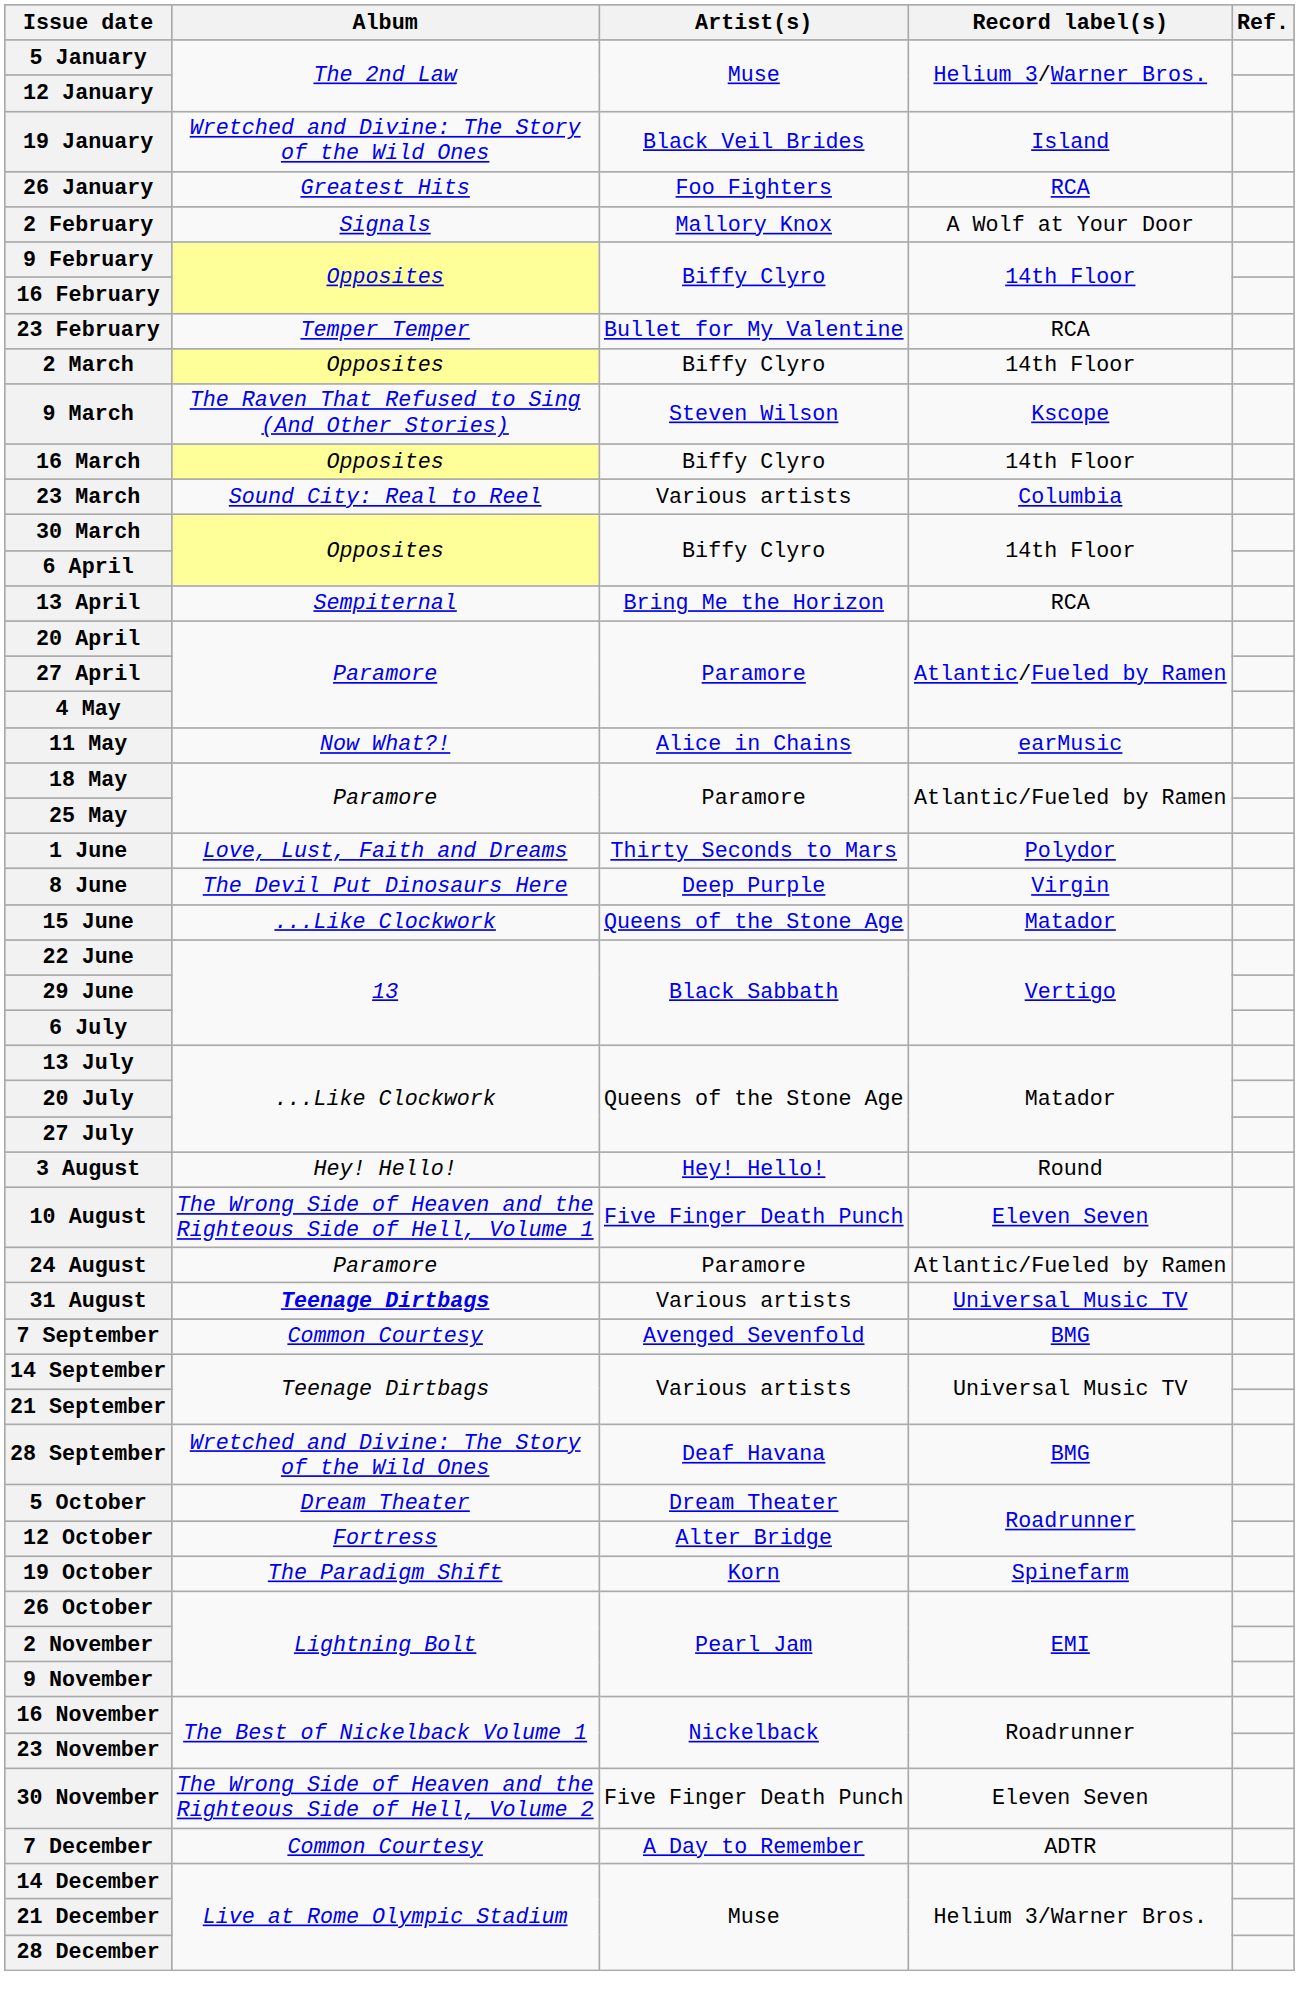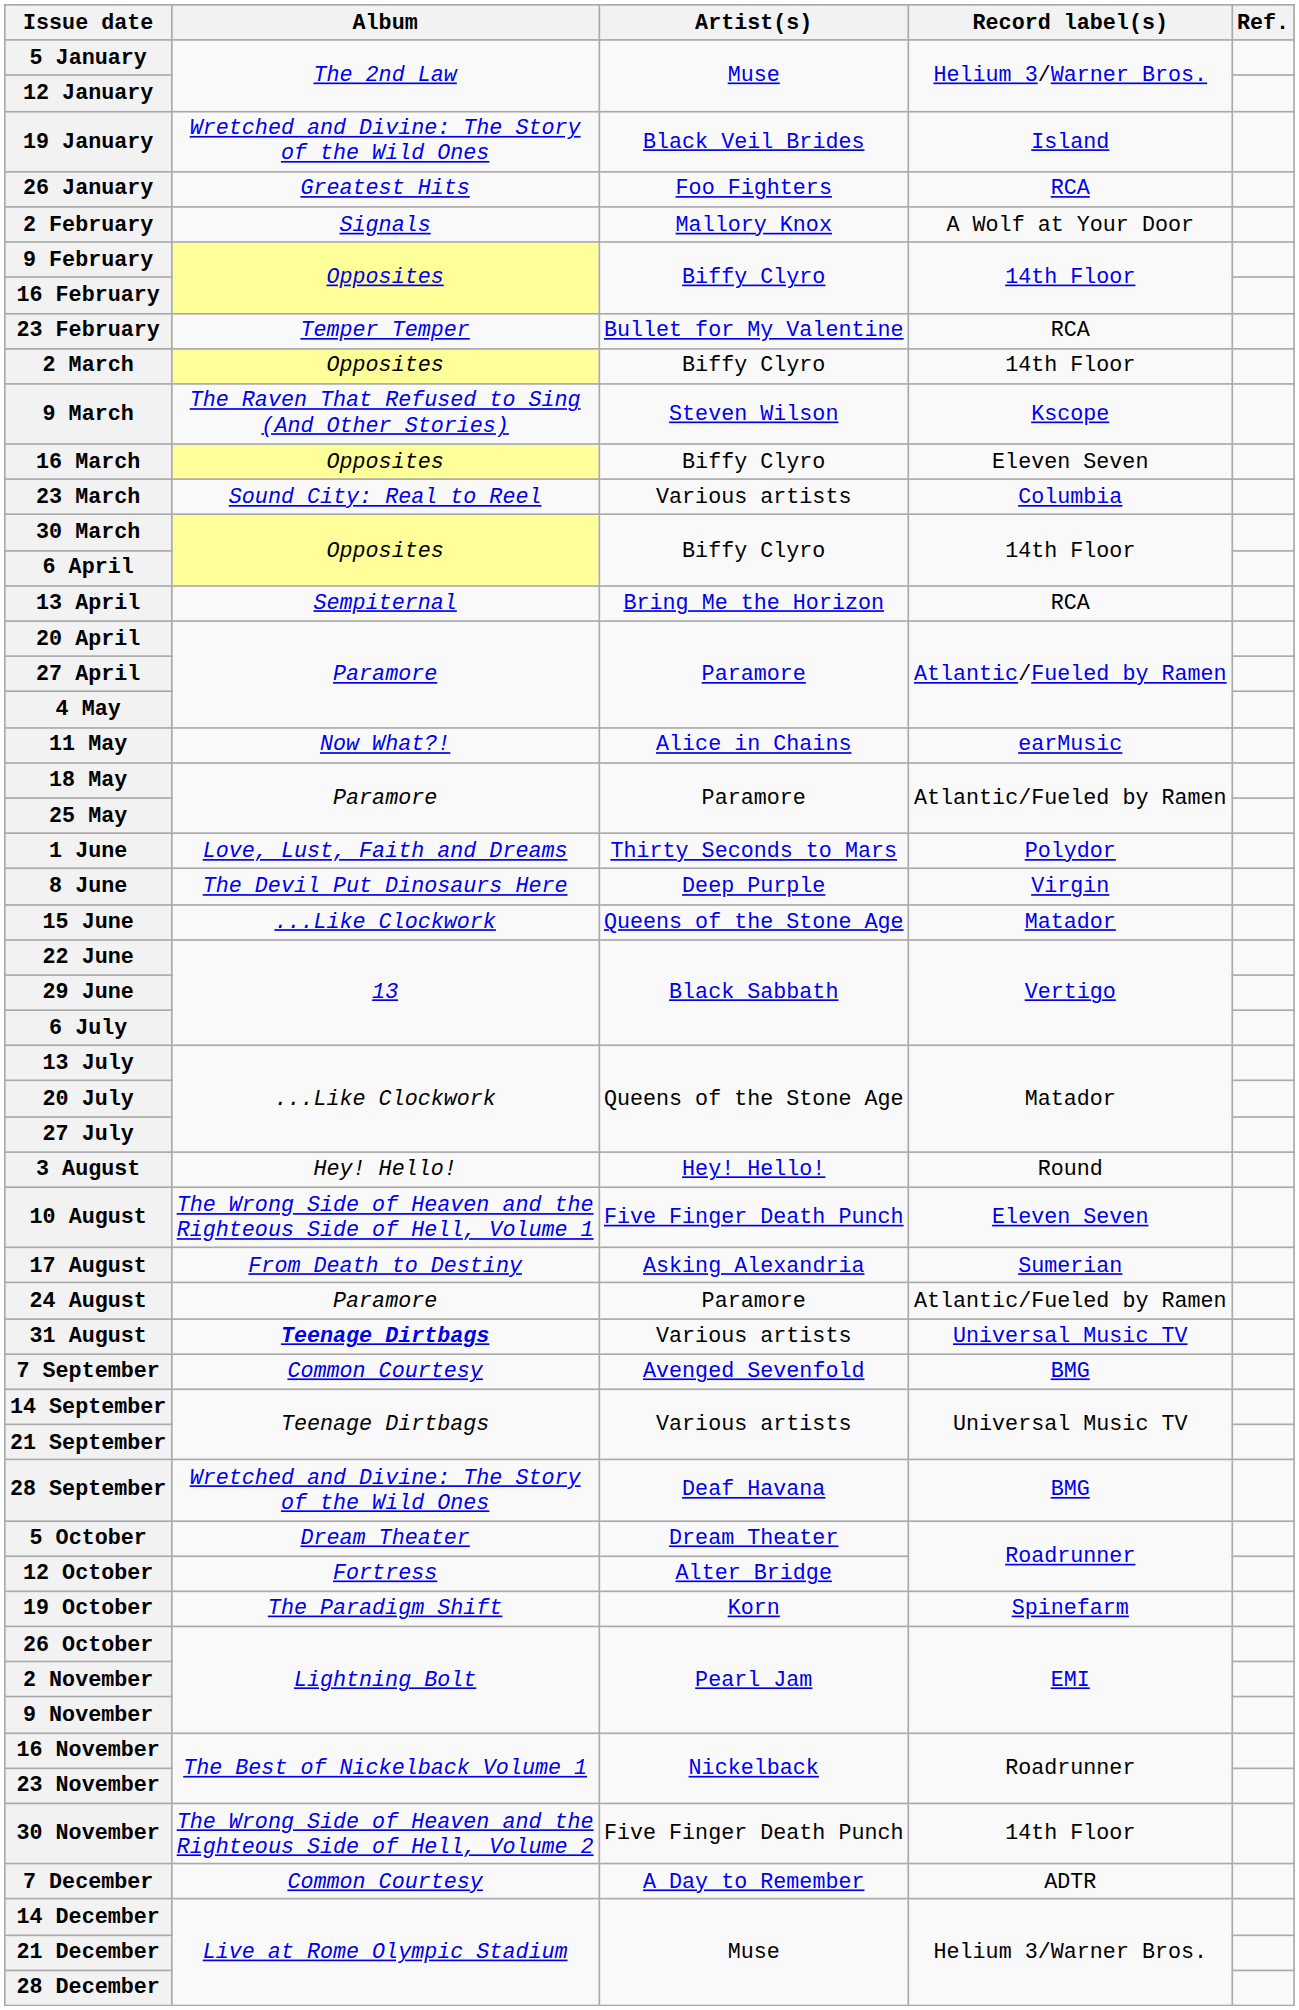(1070, 462) 14th Floor -> (1070, 462) Eleven Seven
+ row: (88, 1265)
(1070, 1798) Eleven Seven -> (1070, 1834) 14th Floor
